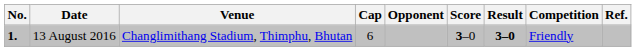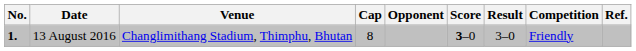(370, 35) 6 -> (370, 35) 8
(505, 35) bold -> (505, 35) normal
